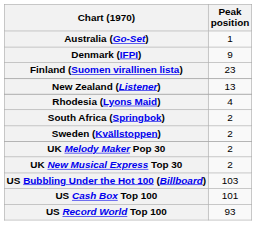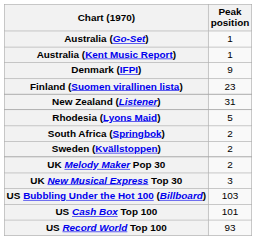+ row: (106, 54)
(230, 86) 13 -> (230, 102) 31
(230, 102) 4 -> (230, 117) 5
(230, 165) 2 -> (230, 180) 3
